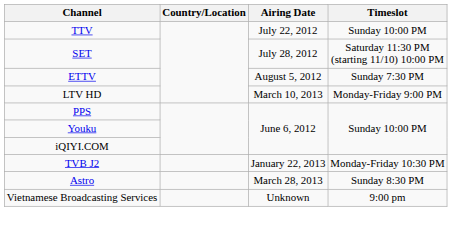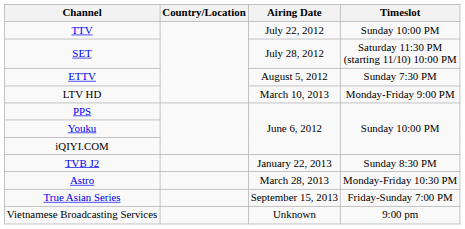(387, 163) Monday-Friday 10:30 PM -> (400, 163) Sunday 8:30 PM
(387, 180) Sunday 8:30 PM -> (400, 180) Monday-Friday 10:30 PM
+ row: (82, 197)
